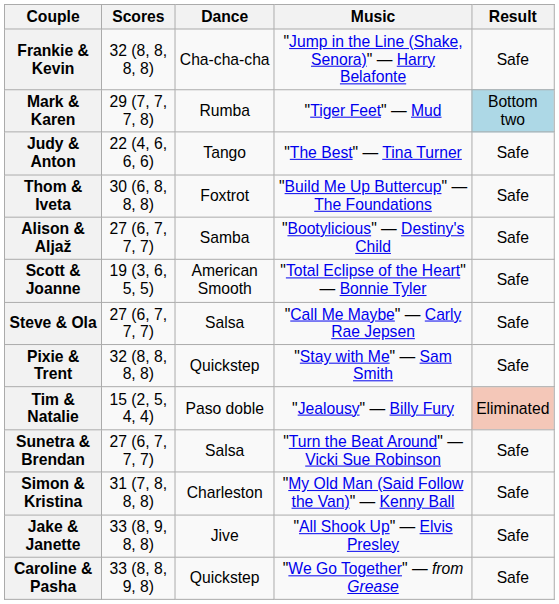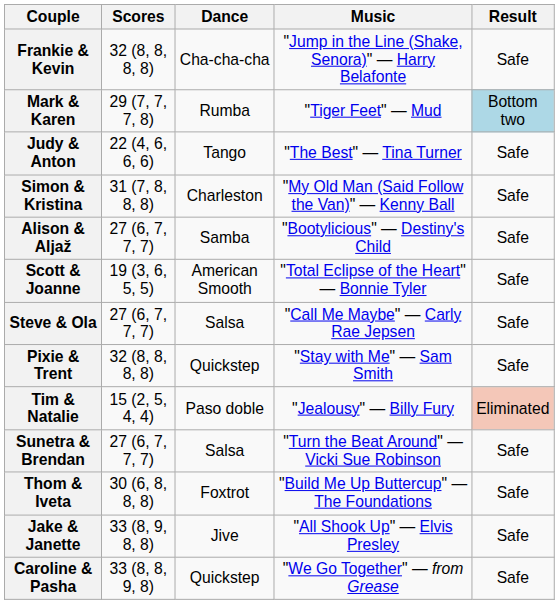rows swapped: (53, 493) <-> (53, 195)
